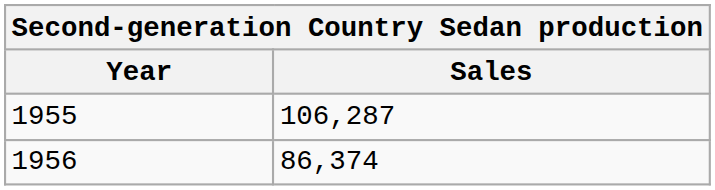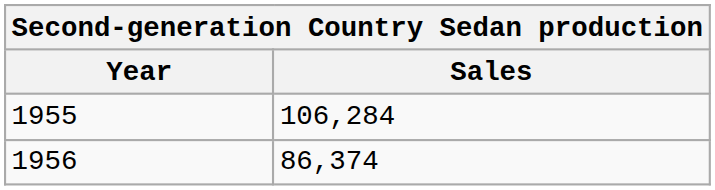(337, 117) 106,287 -> (337, 117) 106,284
